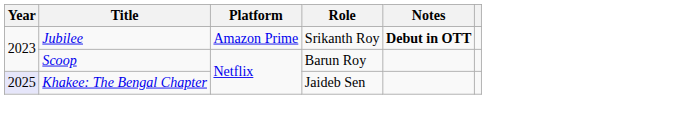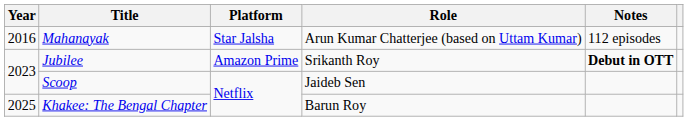+ row: (76, 37)
(335, 60) Barun Roy -> (335, 82) Jaideb Sen
(22, 82) lavender background -> (22, 104) no background
(335, 82) Jaideb Sen -> (335, 104) Barun Roy
